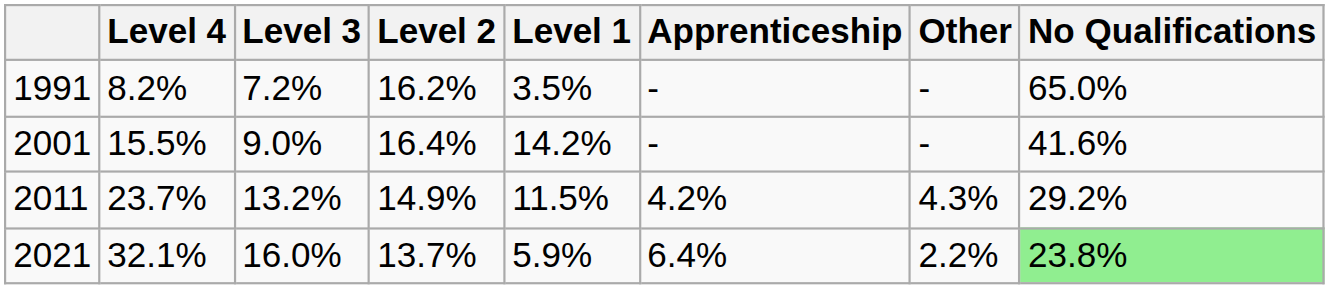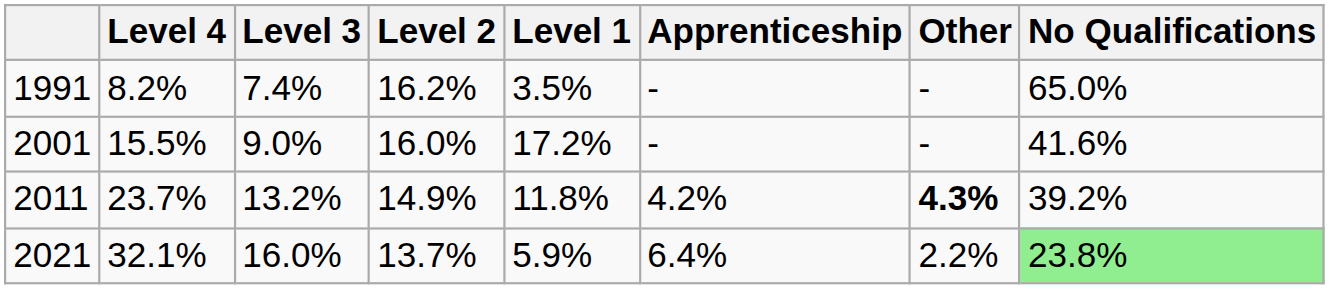(282, 87) 7.2% -> (282, 87) 7.4%
(427, 143) 16.4% -> (427, 143) 16.0%
(562, 143) 14.2% -> (562, 143) 17.2%
(561, 198) 11.5% -> (561, 198) 11.8%
(958, 198) normal -> (958, 198) bold
(1078, 198) 29.2% -> (1078, 198) 39.2%
